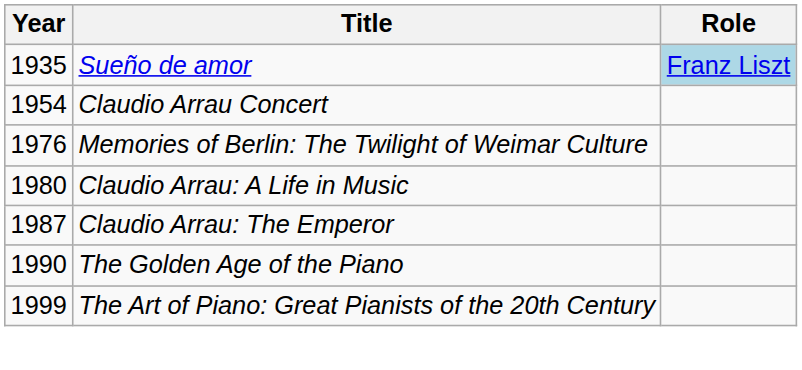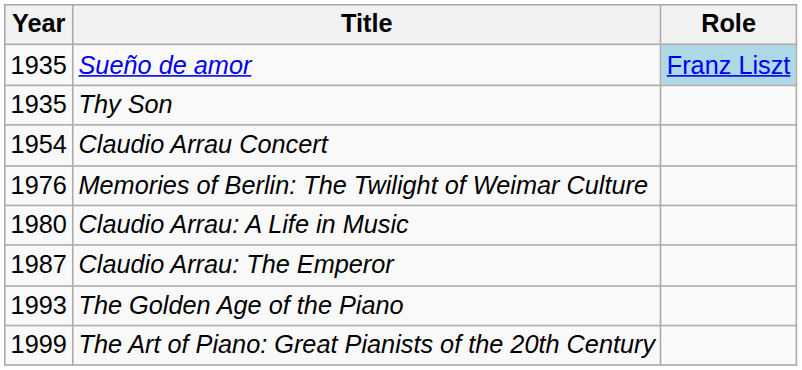+ row: (126, 104)
(39, 265) 1990 -> (39, 305) 1993
